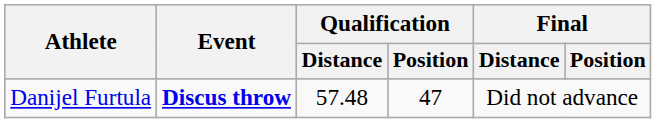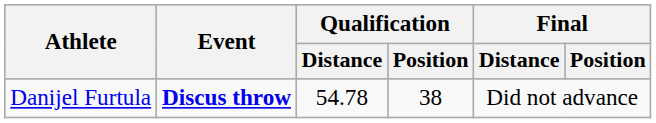(342, 98) 57.48 -> (342, 98) 54.78
(431, 98) 47 -> (431, 98) 38
